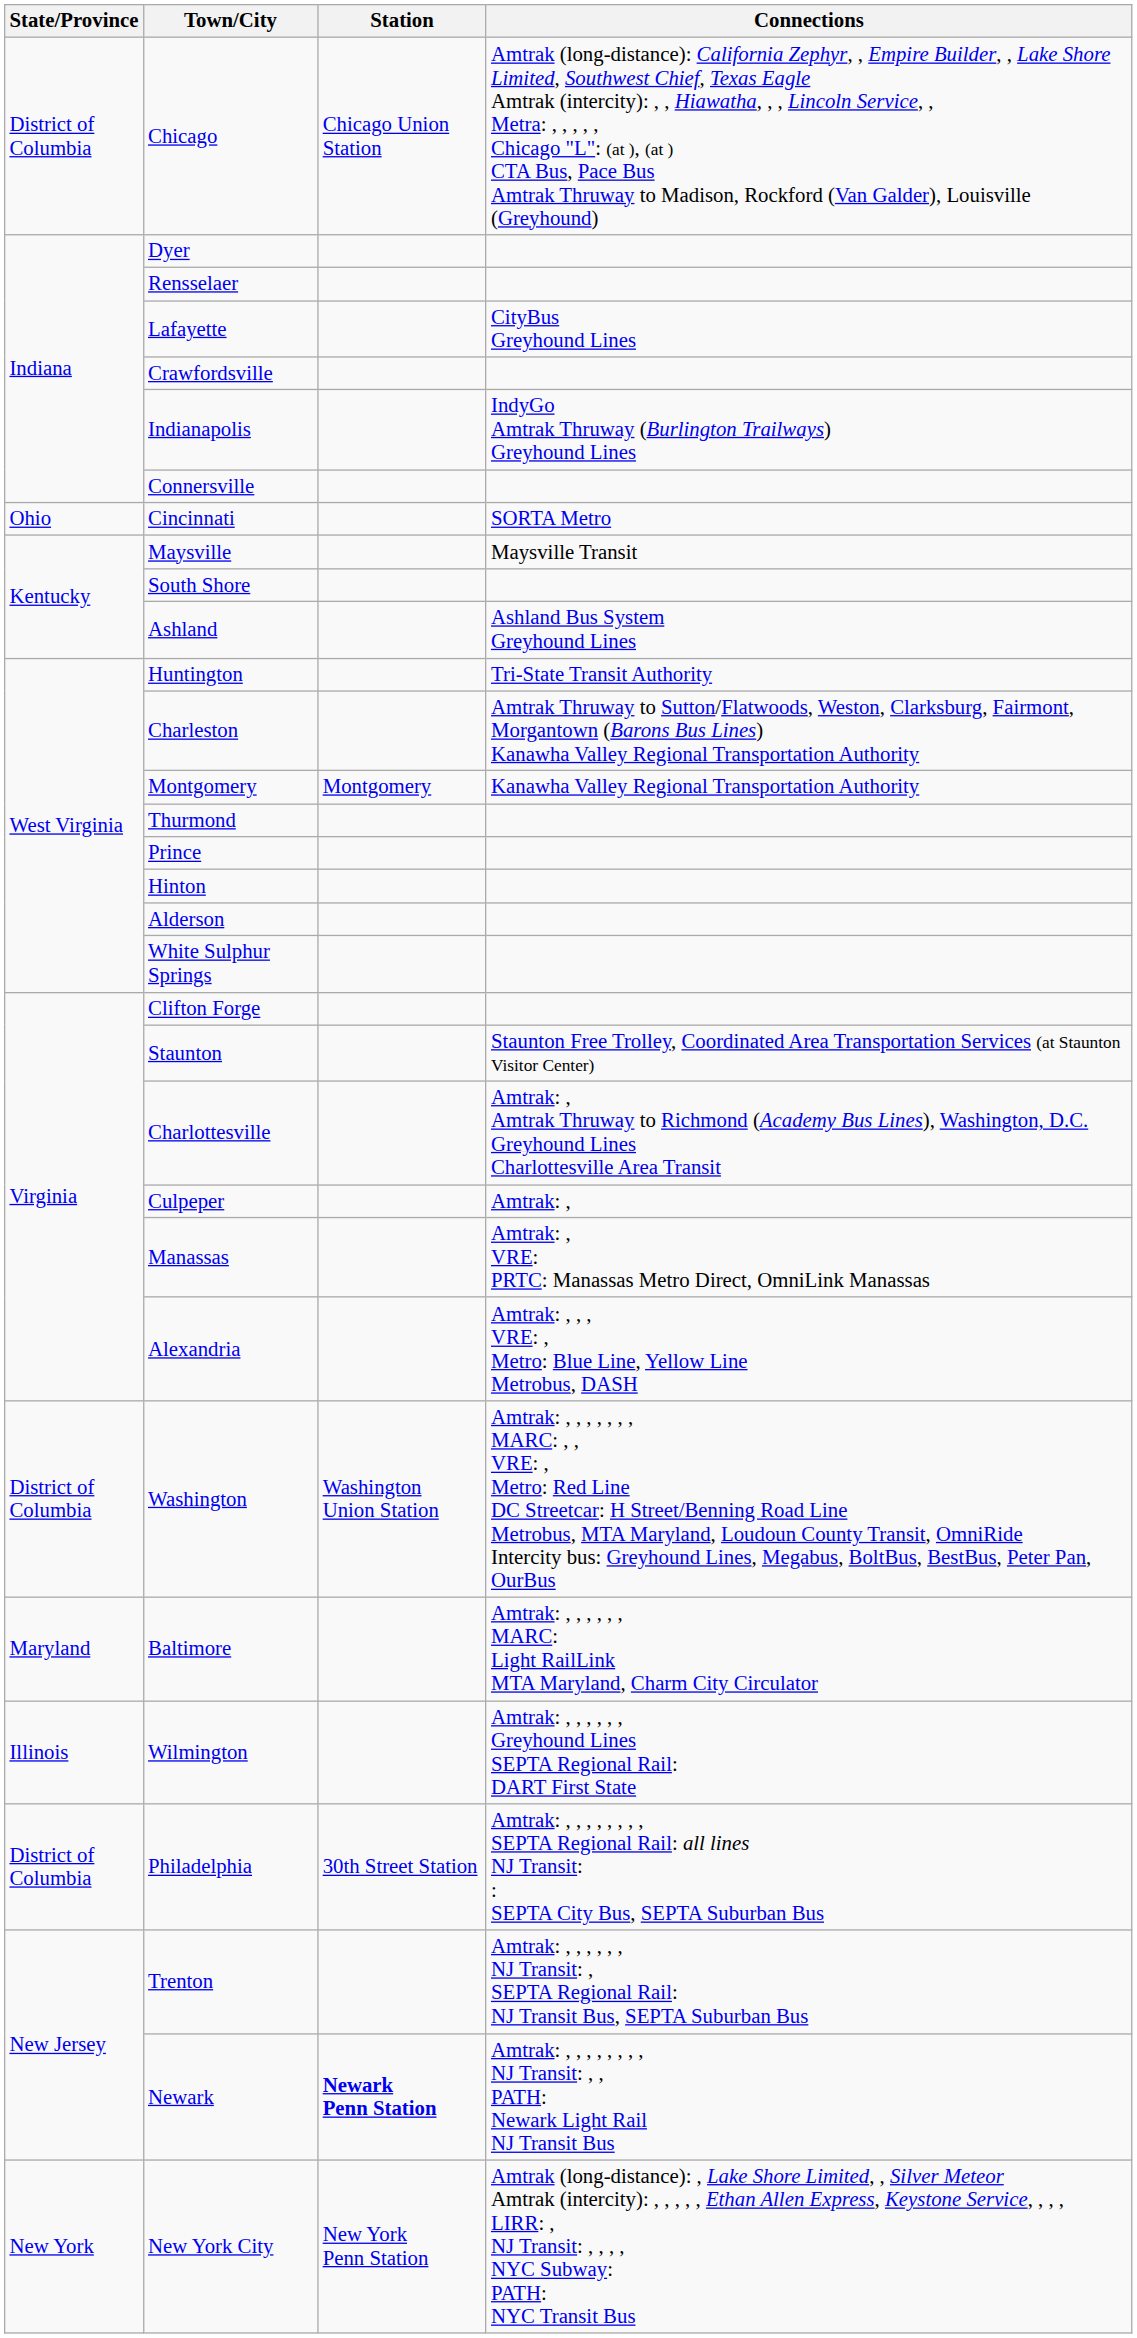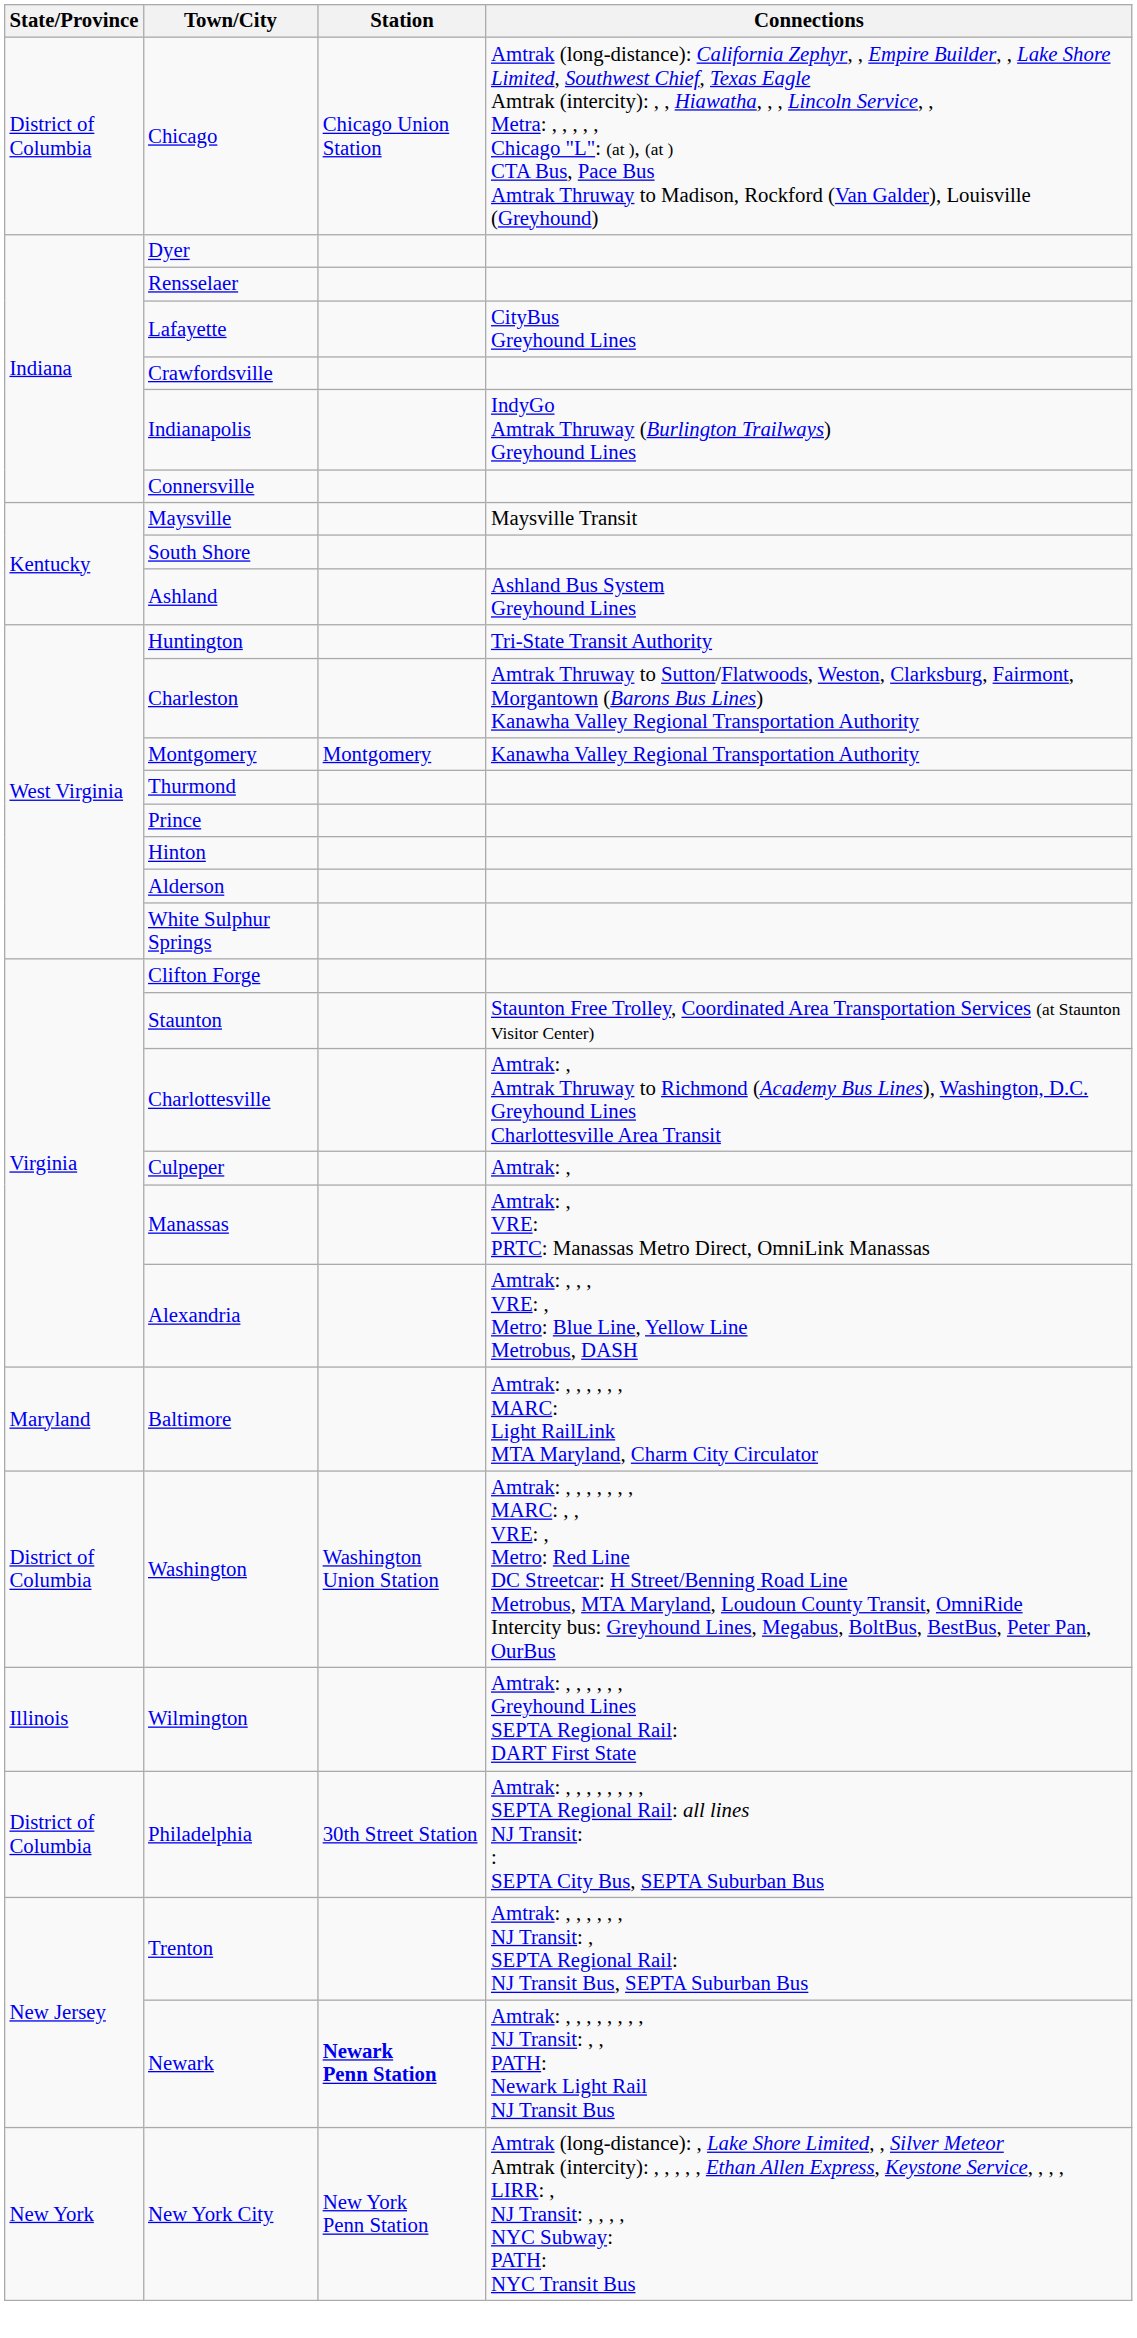- row: (191, 518)
rows swapped: (197, 1498) <-> (190, 1648)
